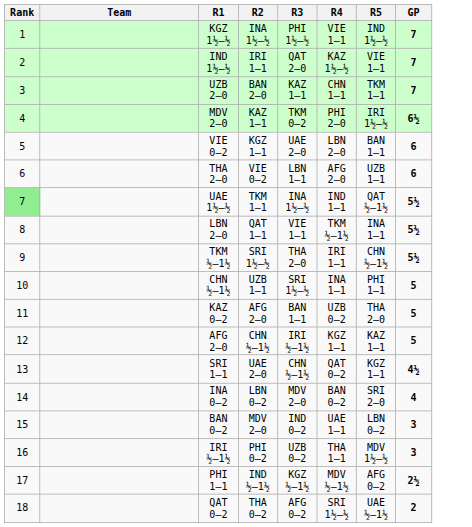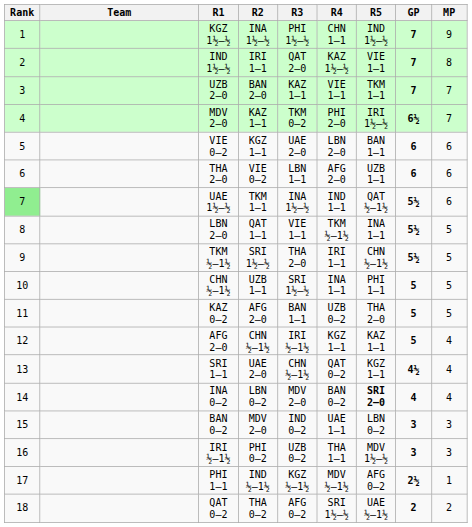+ column: (449, 13)
(337, 35) VIE 1–1 -> (337, 35) CHN 1–1
(337, 90) CHN 1–1 -> (337, 90) VIE 1–1
(376, 397) normal -> (376, 397) bold
